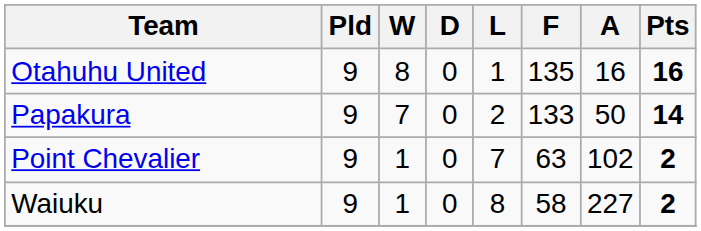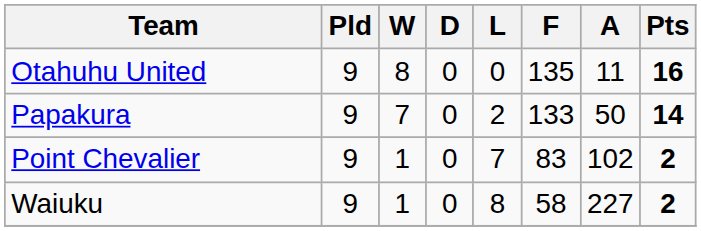(497, 70) 1 -> (497, 70) 0
(610, 70) 16 -> (610, 70) 11
(551, 159) 63 -> (551, 159) 83
